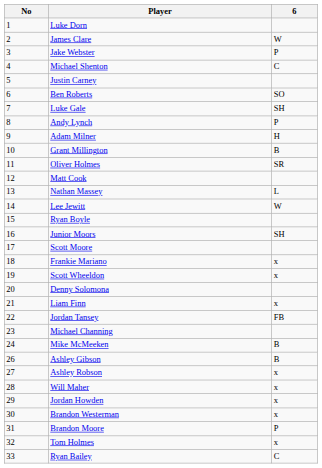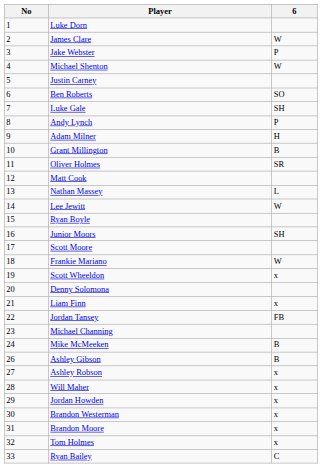(277, 66) C -> (278, 66) W
(276, 261) x -> (278, 261) W
(276, 428) P -> (276, 428) x
